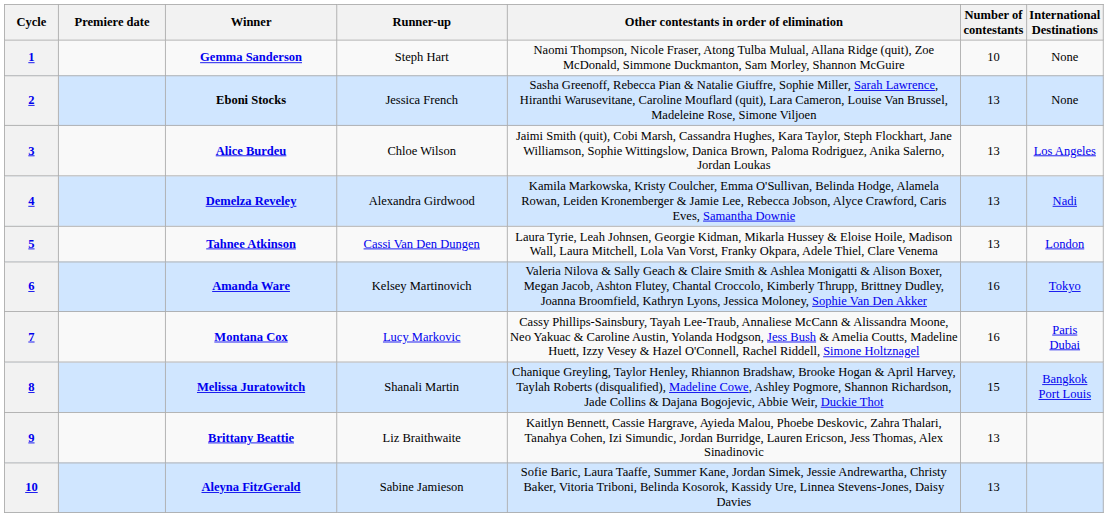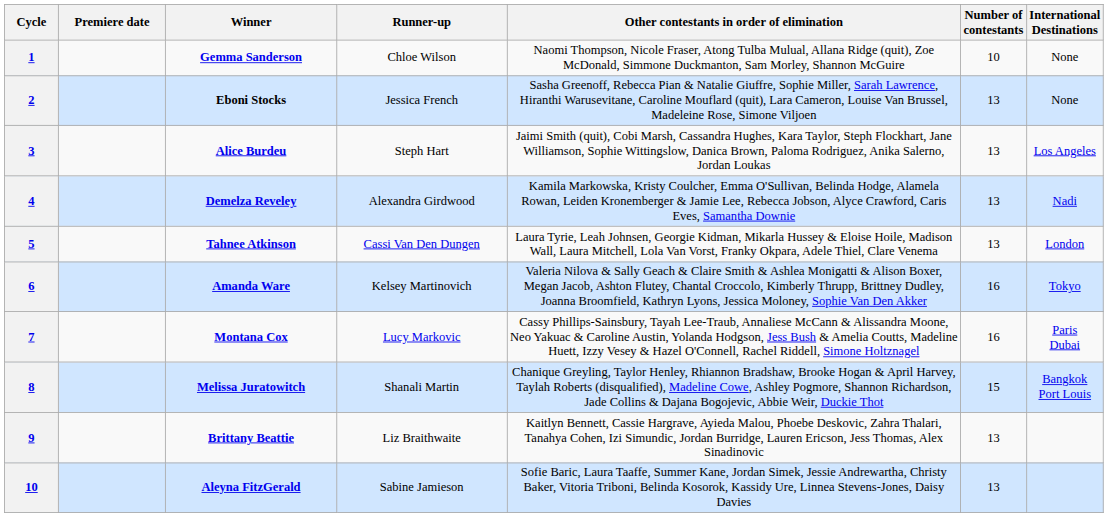(422, 58) Steph Hart -> (422, 58) Chloe Wilson
(422, 151) Chloe Wilson -> (422, 151) Steph Hart
